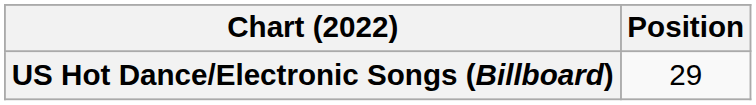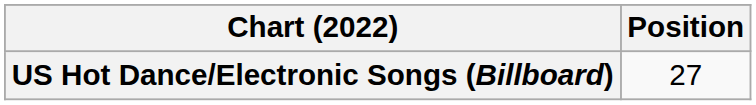(686, 74) 29 -> (686, 74) 27
